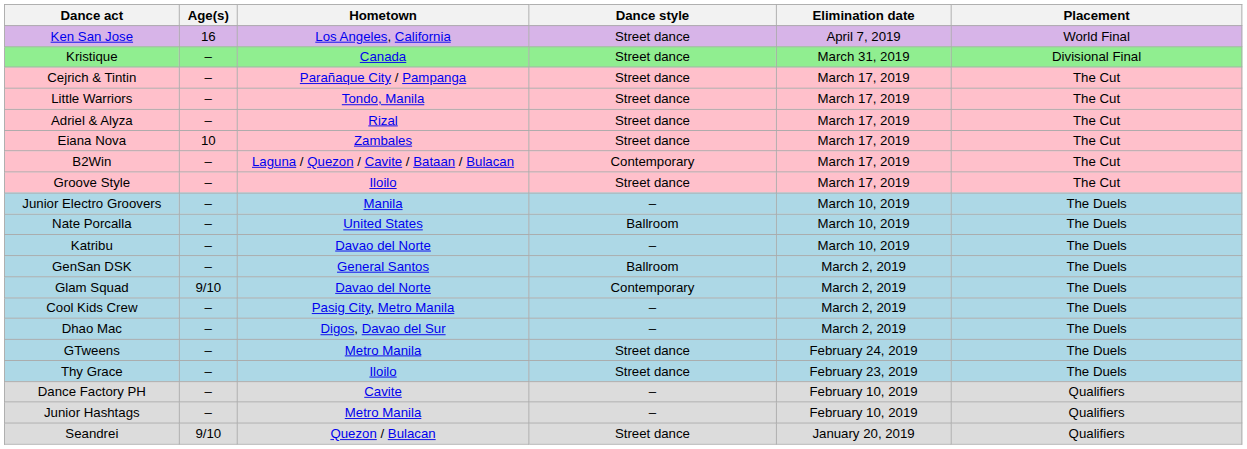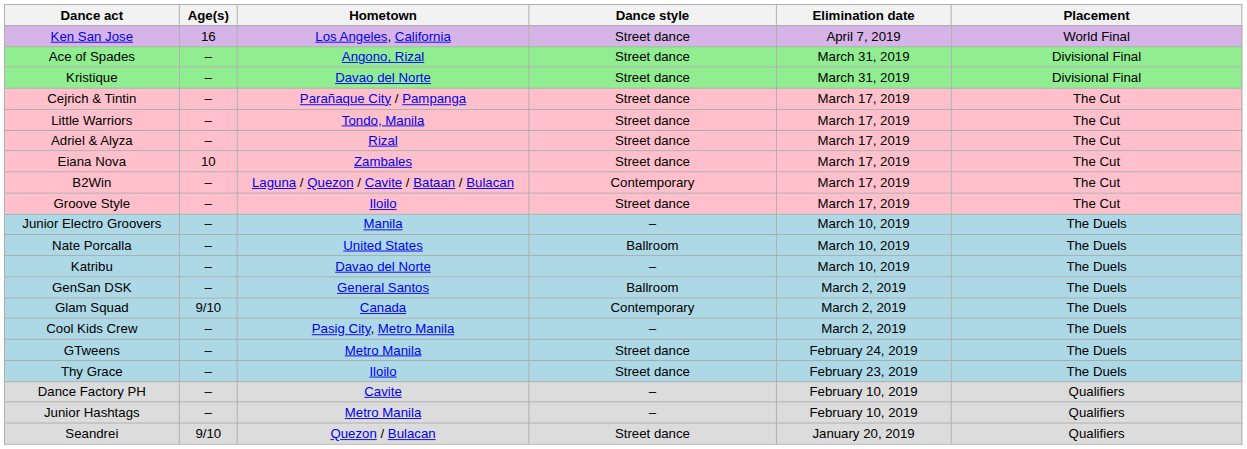+ row: (92, 57)
(383, 57) Canada -> (383, 78) Davao del Norte
(383, 287) Davao del Norte -> (383, 308) Canada
- row: (92, 329)
